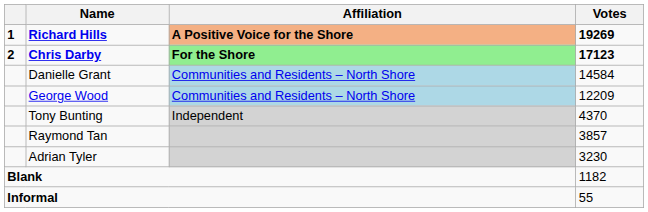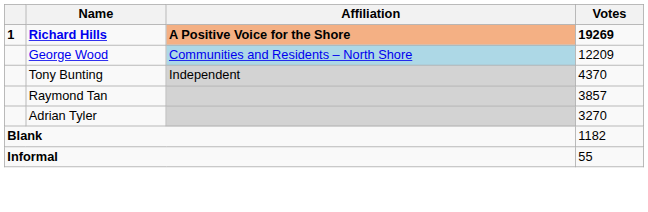- row: (65, 55)
- row: (70, 75)
(593, 156) 3230 -> (593, 116) 3270
